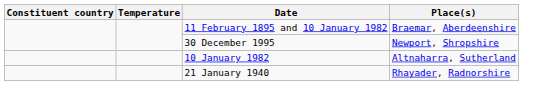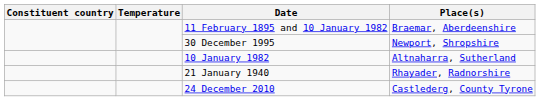+ row: (230, 88)
